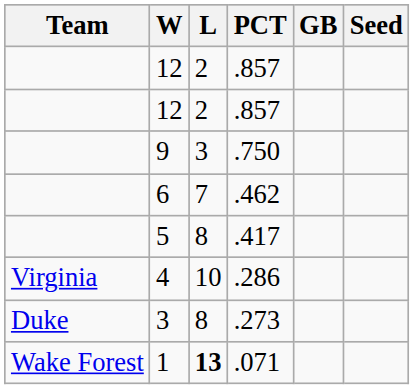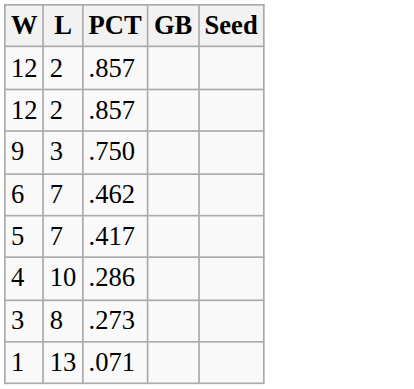- column: (77, 25)
(201, 236) 8 -> (56, 236) 7
(208, 362) bold -> (63, 362) normal
